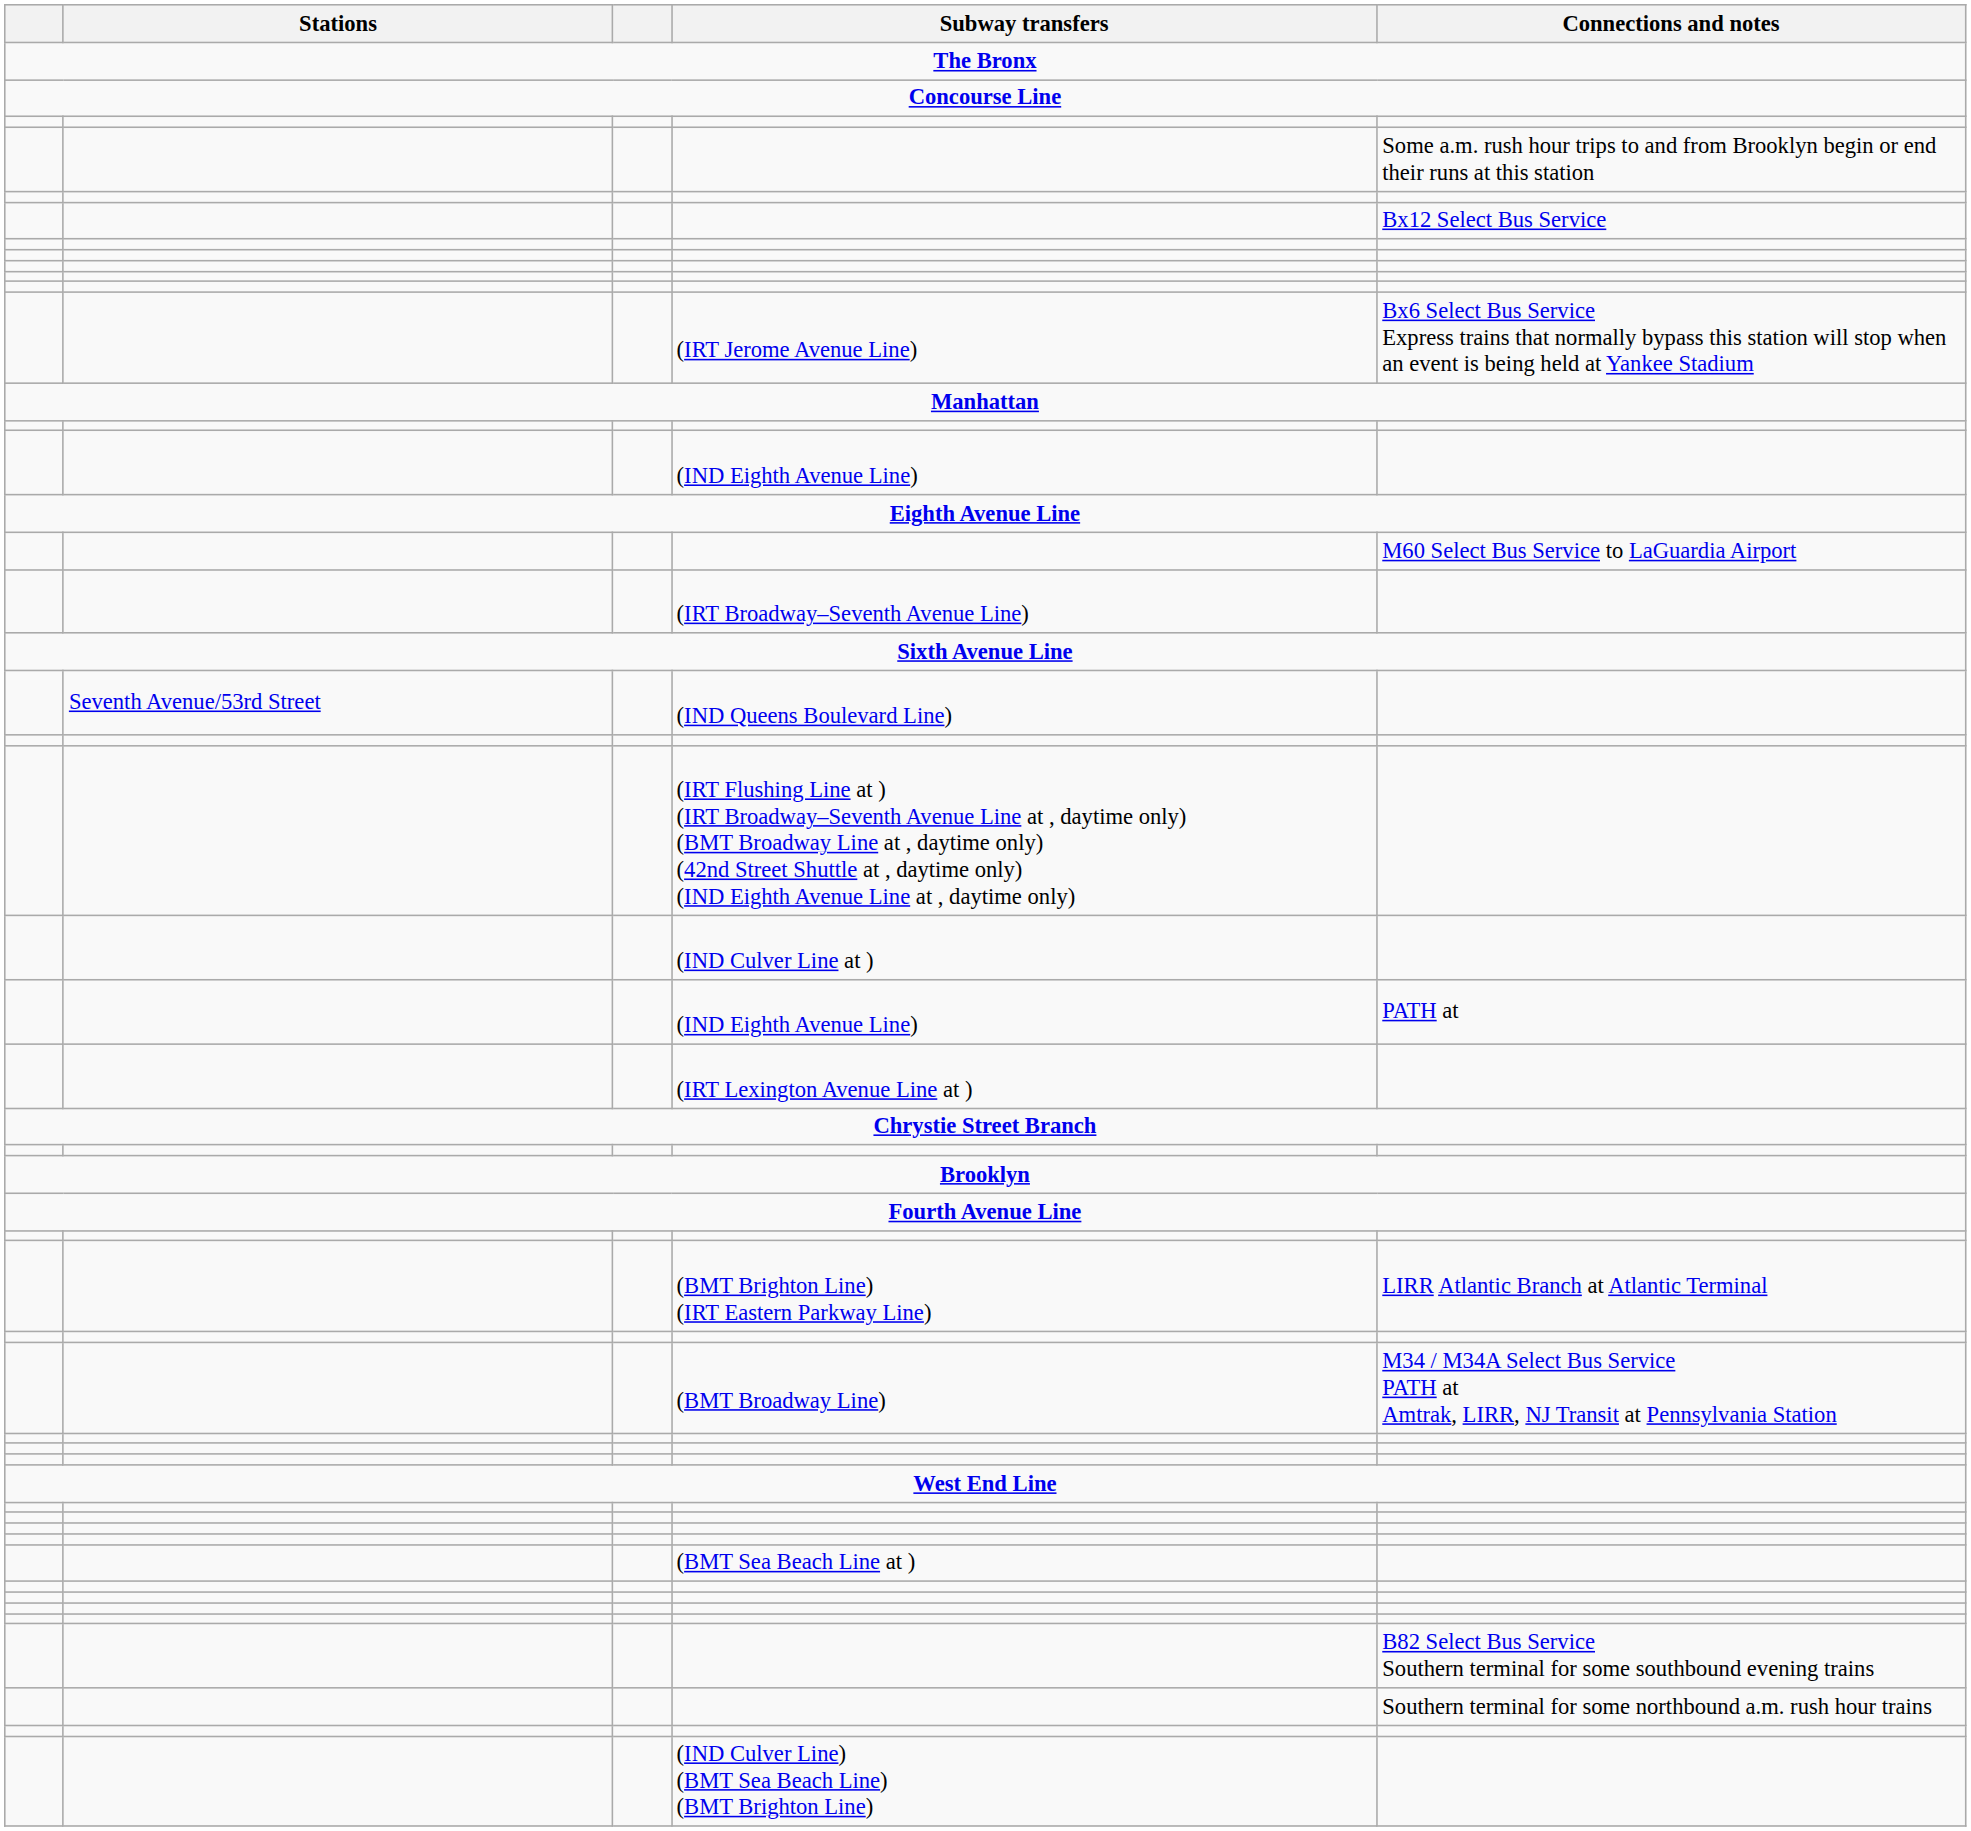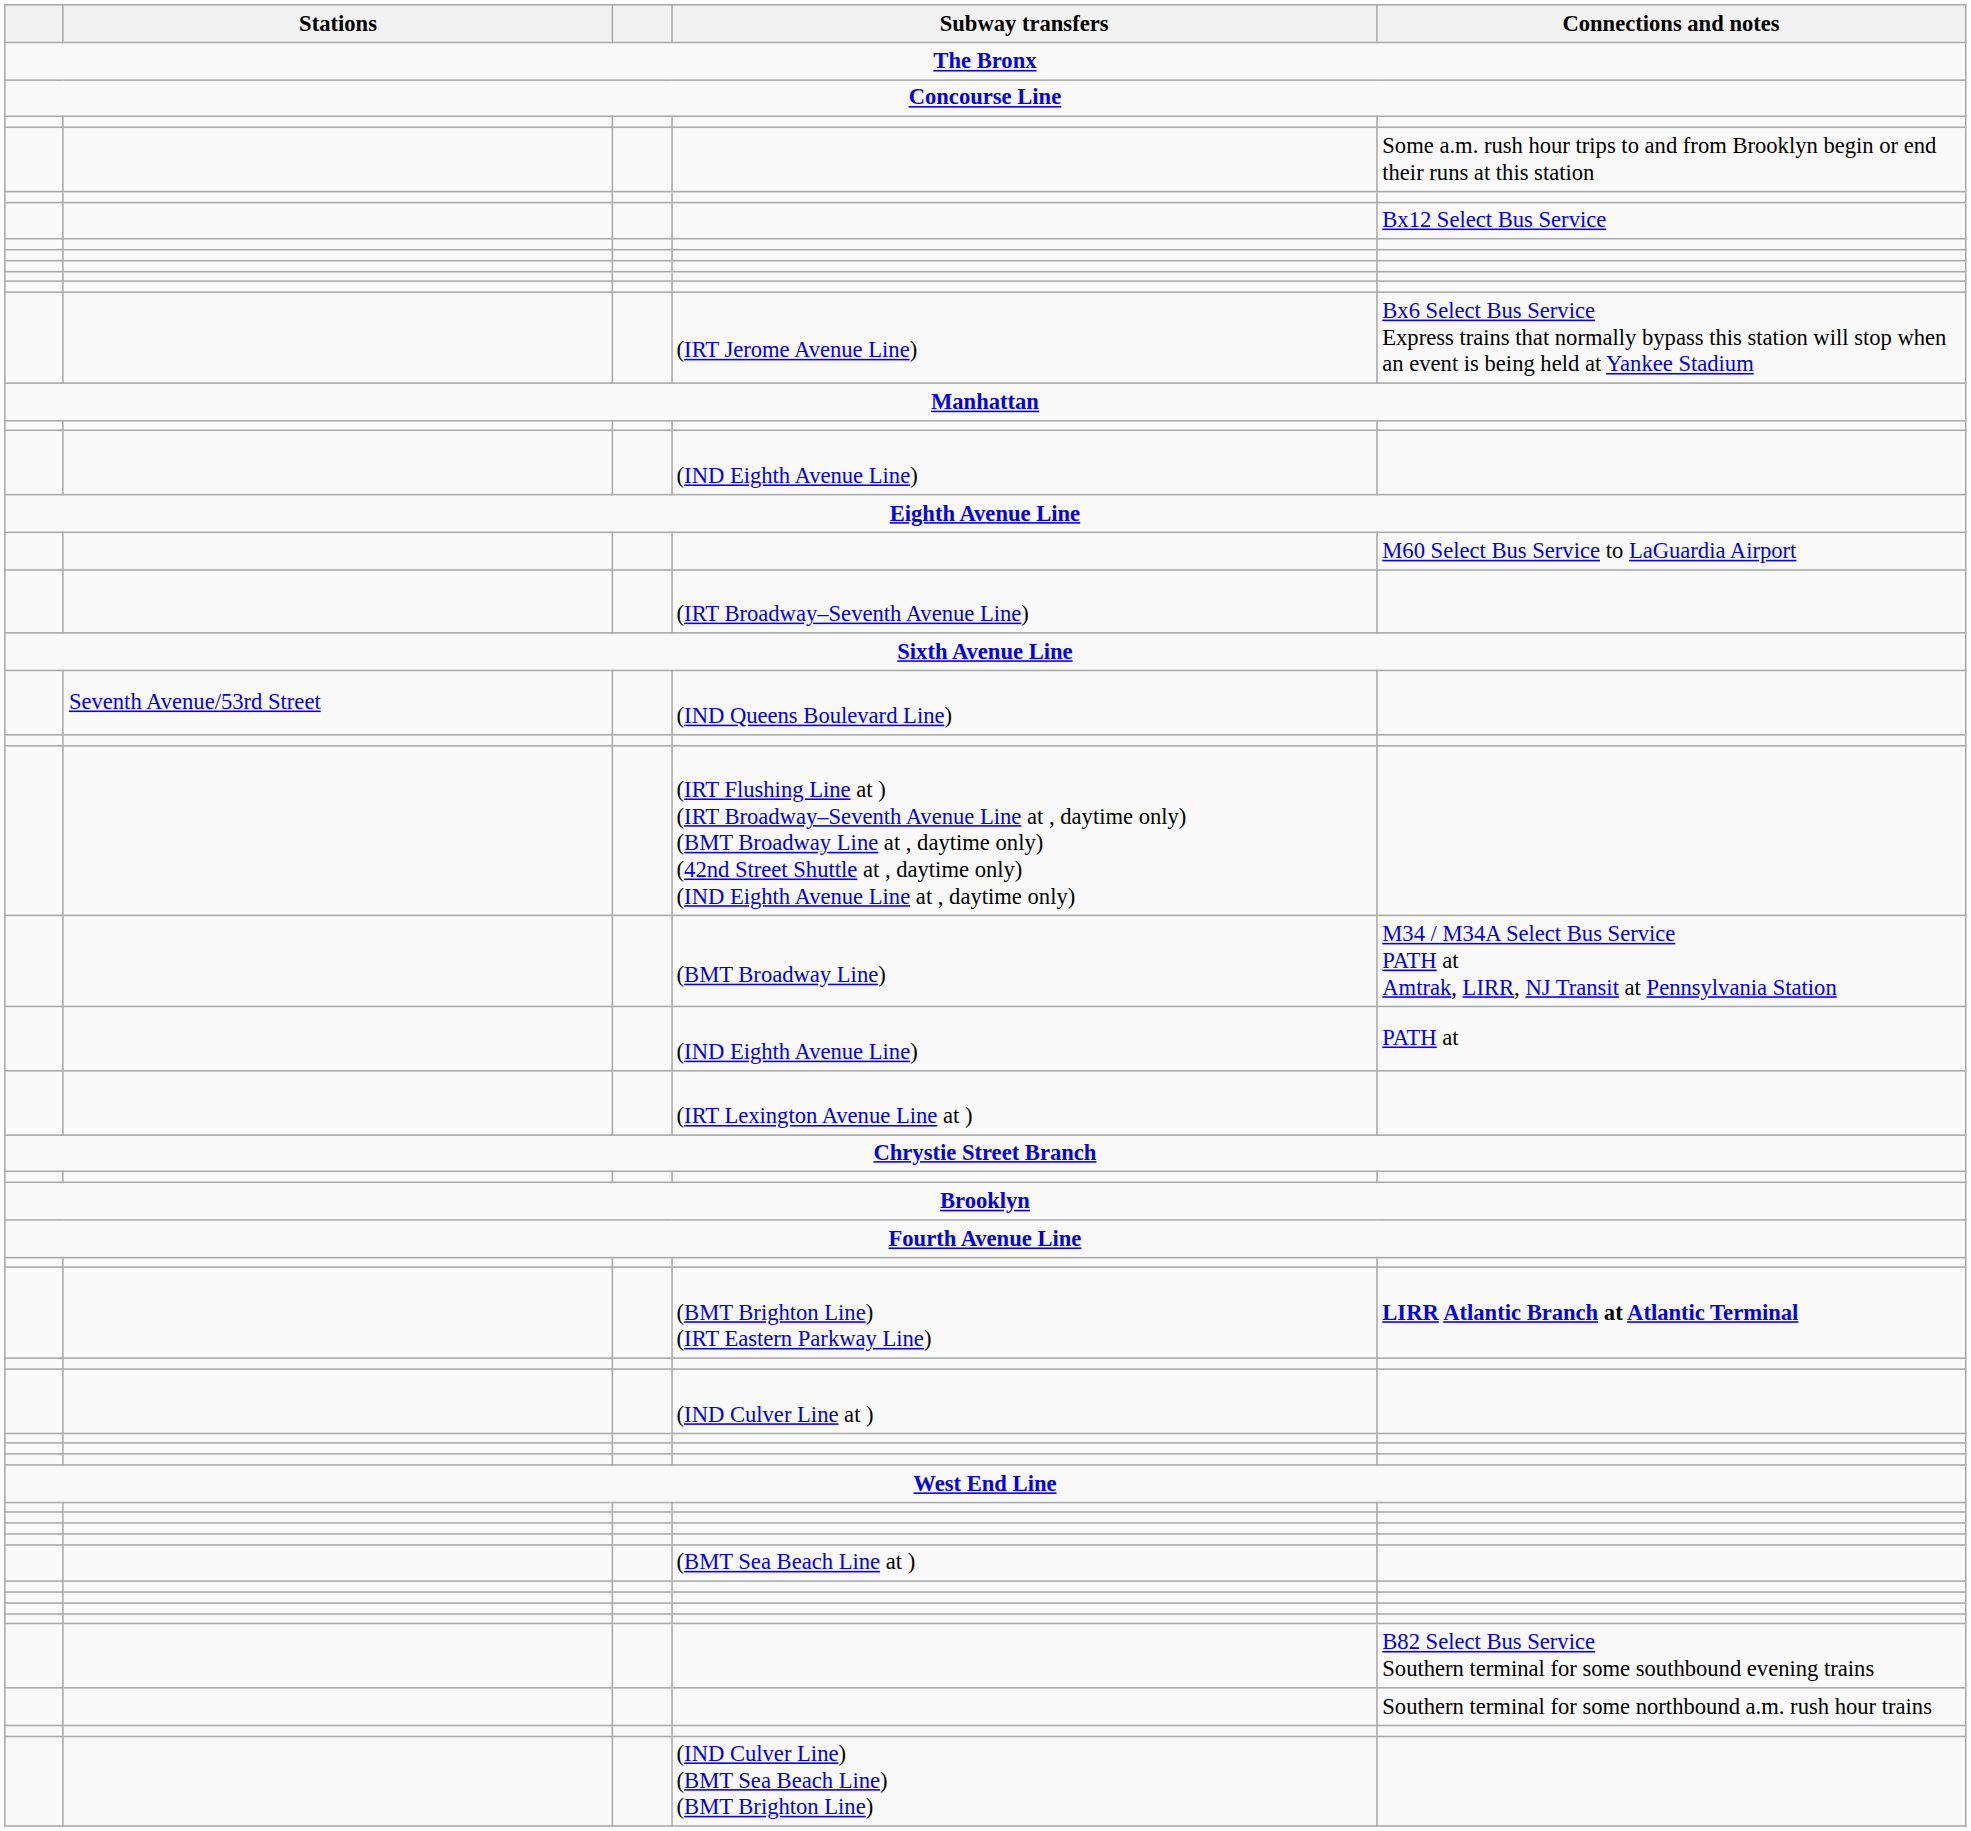rows swapped: (338, 1388) <-> (338, 948)
(1575, 1286) normal -> (1590, 1312) bold
